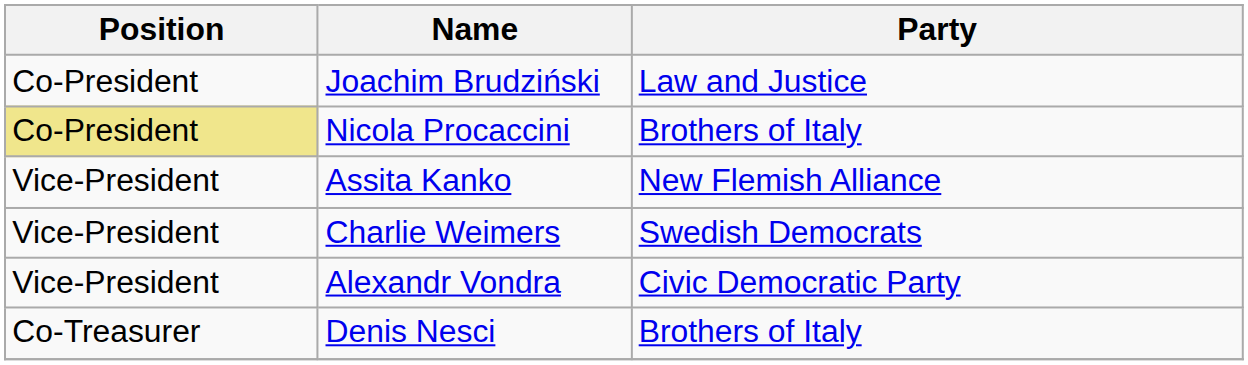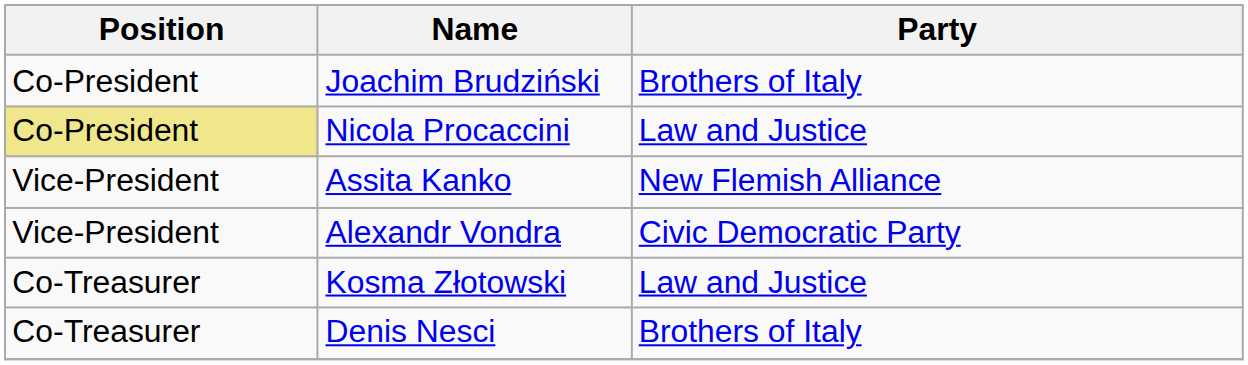(753, 80) Law and Justice -> (750, 80) Brothers of Italy
(750, 130) Brothers of Italy -> (753, 130) Law and Justice
- row: (443, 231)
+ row: (446, 282)
